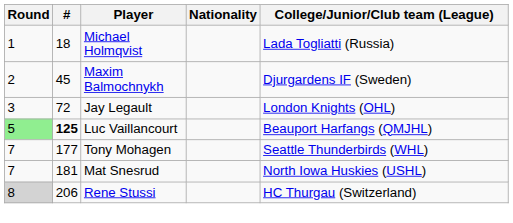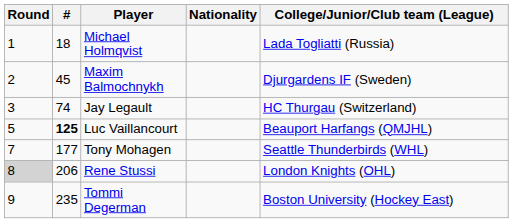(63, 108) 72 -> (63, 108) 74
(329, 108) London Knights (OHL) -> (340, 108) HC Thurgau (Switzerland)
(11, 129) lightgreen background -> (11, 129) no background
- row: (122, 171)
(340, 192) HC Thurgau (Switzerland) -> (329, 171) London Knights (OHL)
+ row: (115, 199)
